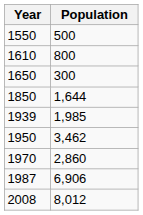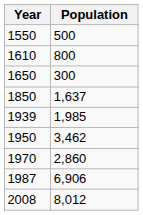(70, 96) 1,644 -> (70, 96) 1,637
